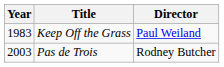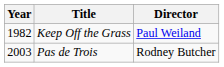(19, 33) 1983 -> (19, 33) 1982
